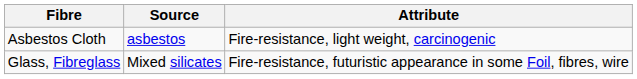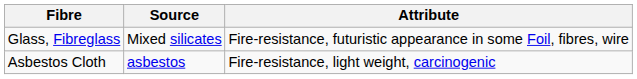rows swapped: (57, 39) <-> (64, 62)
